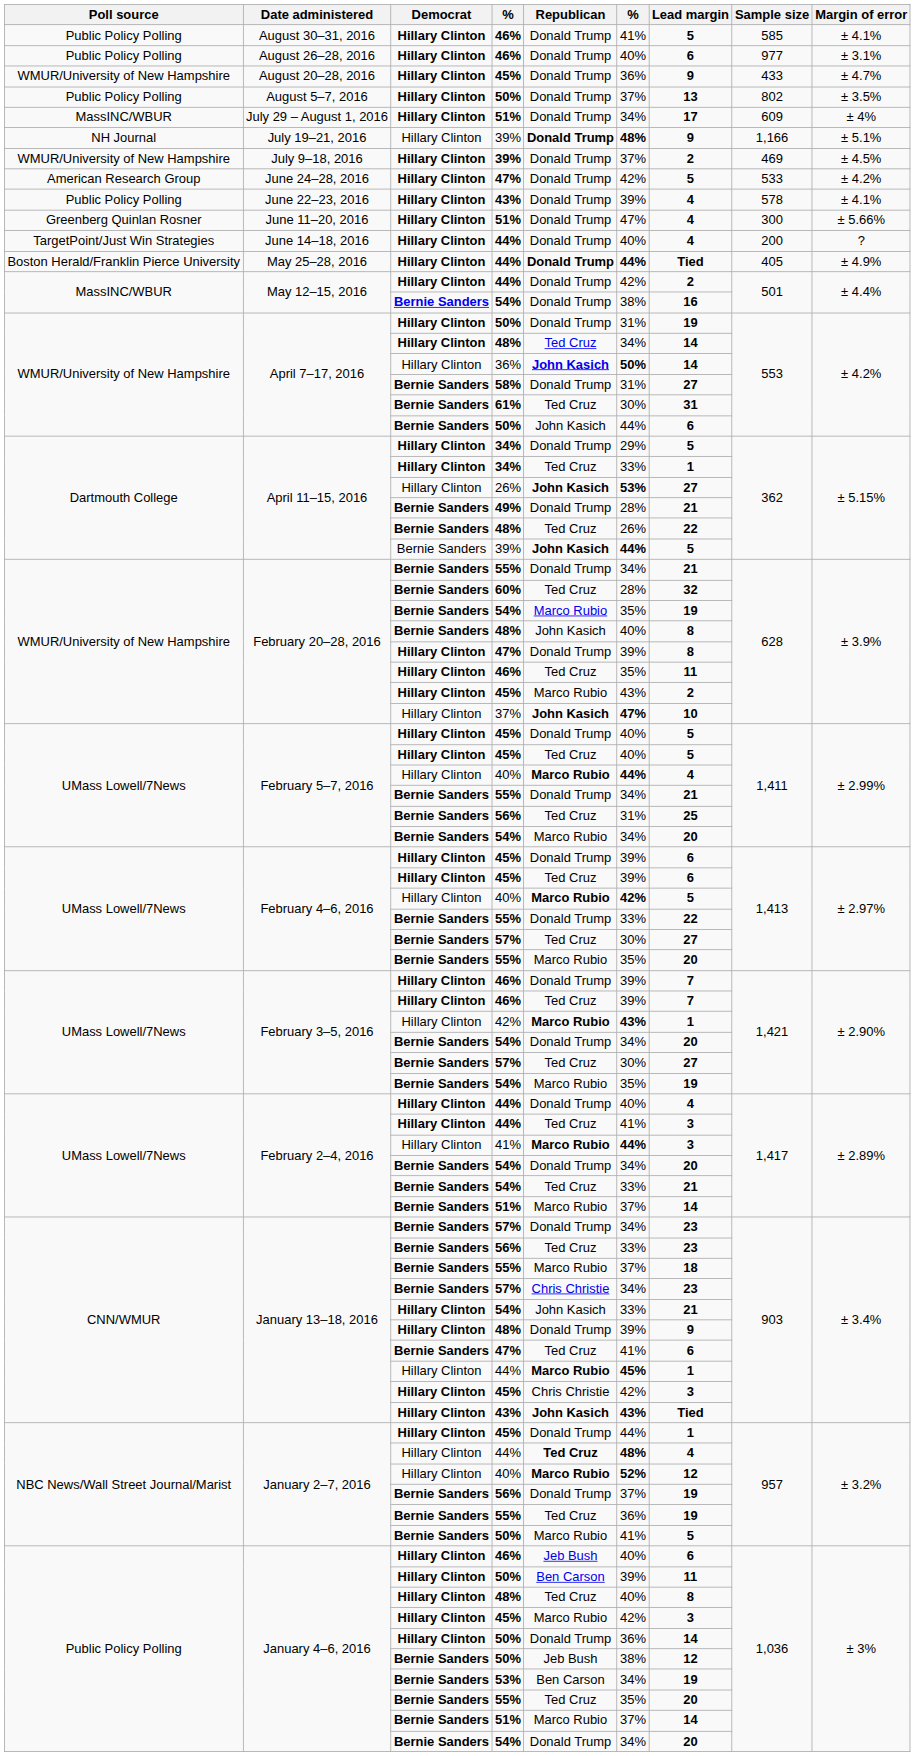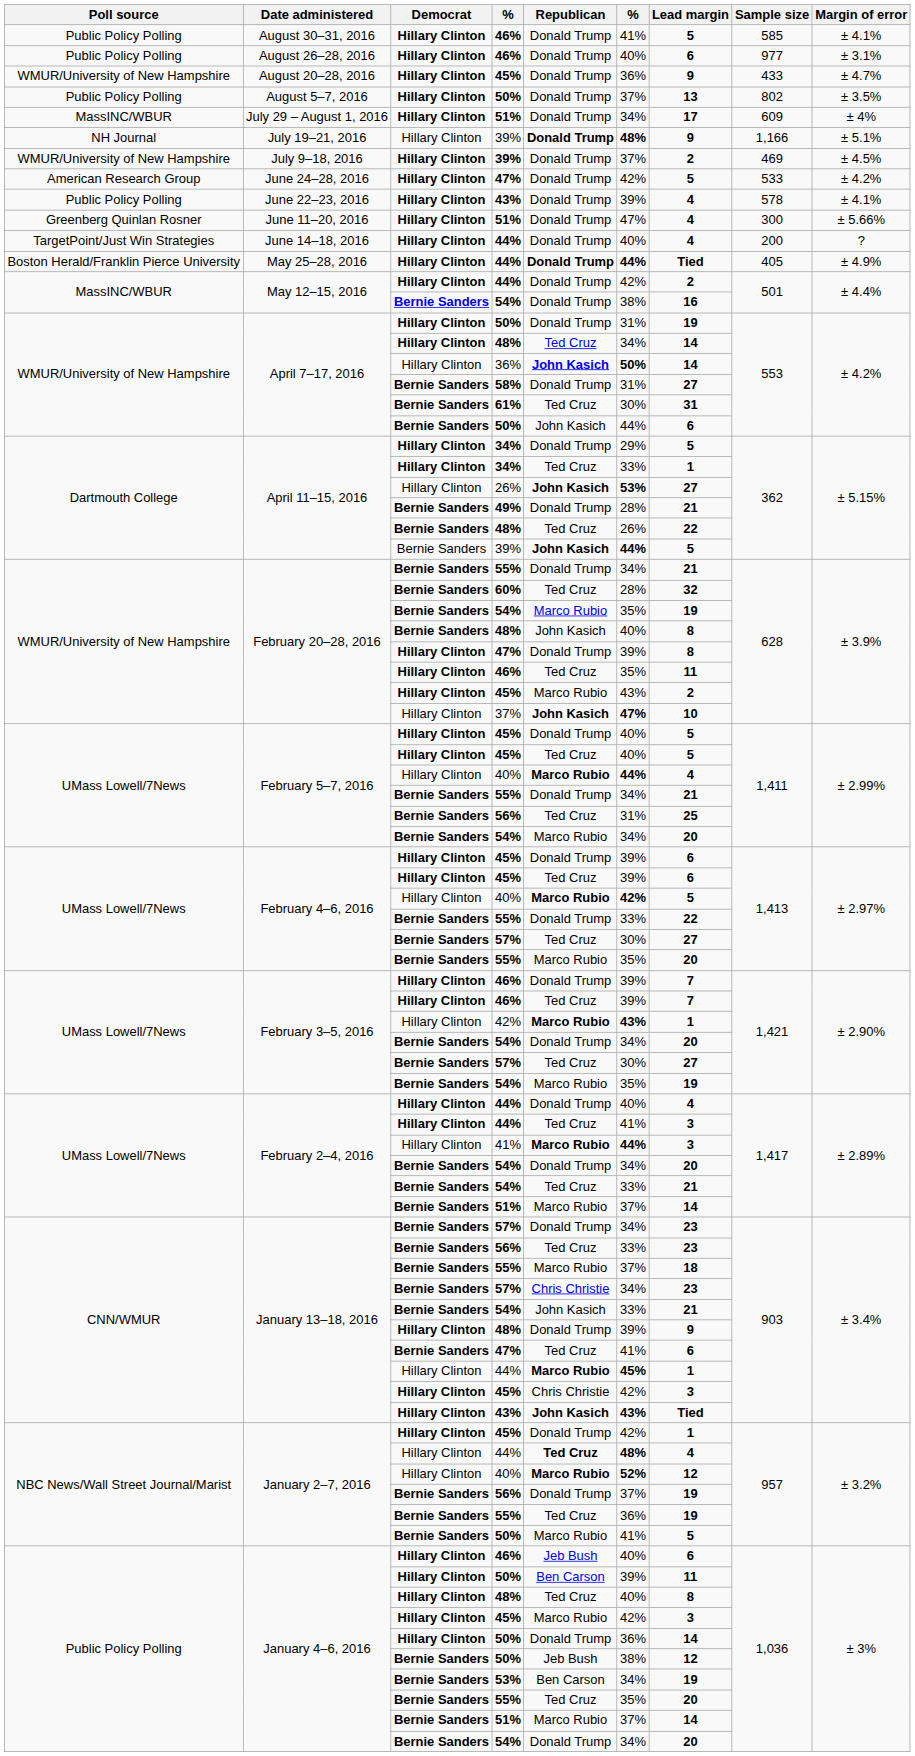(441, 1309) Hillary Clinton -> (441, 1309) Bernie Sanders
(633, 1432) 44% -> (633, 1432) 42%
